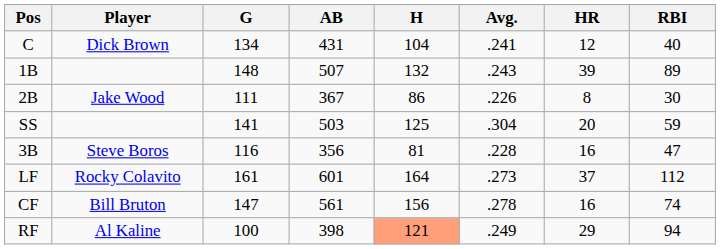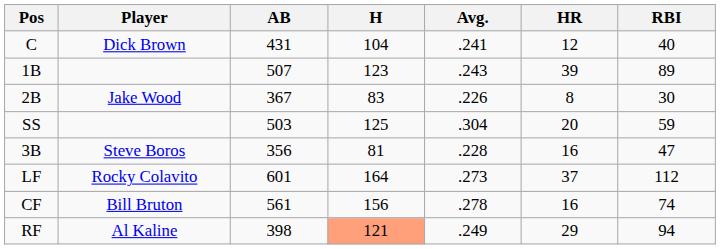- column: (246, 17)
(417, 71) 132 -> (376, 71) 123
(417, 97) 86 -> (376, 97) 83
